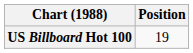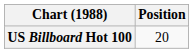(162, 37) 19 -> (162, 37) 20
